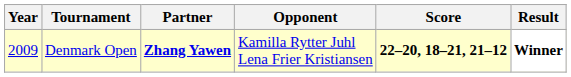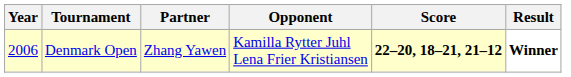(23, 50) 2009 -> (23, 50) 2006
(187, 50) bold -> (185, 50) normal
